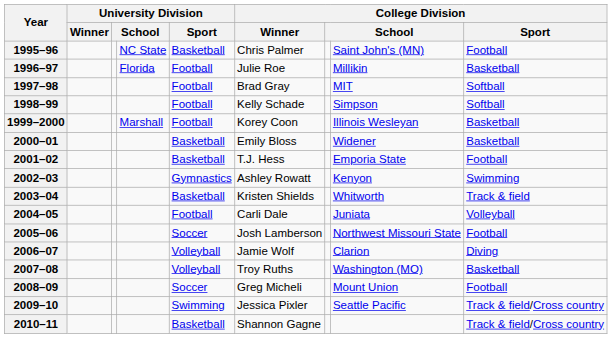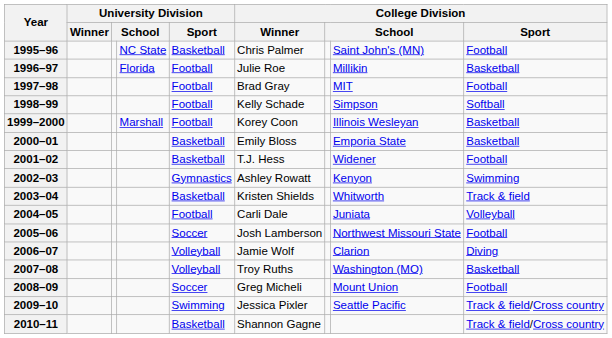(485, 86) Softball -> (487, 86) Football
(354, 141) Widener -> (369, 141) Emporia State
(369, 159) Emporia State -> (354, 159) Widener
